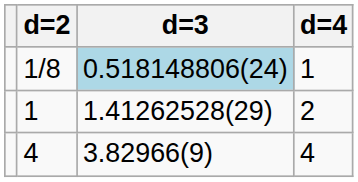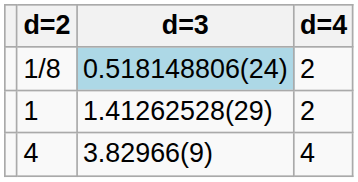(308, 68) 1 -> (308, 68) 2
